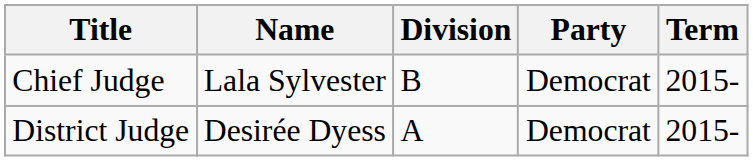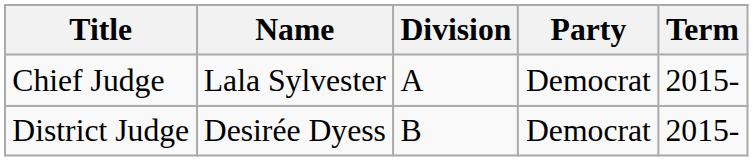(411, 79) B -> (412, 79) A
(412, 130) A -> (411, 130) B
